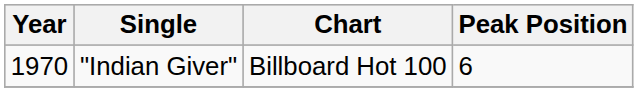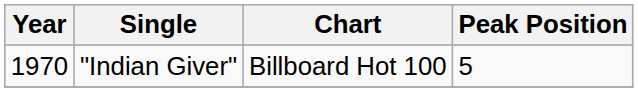(466, 65) 6 -> (466, 65) 5
